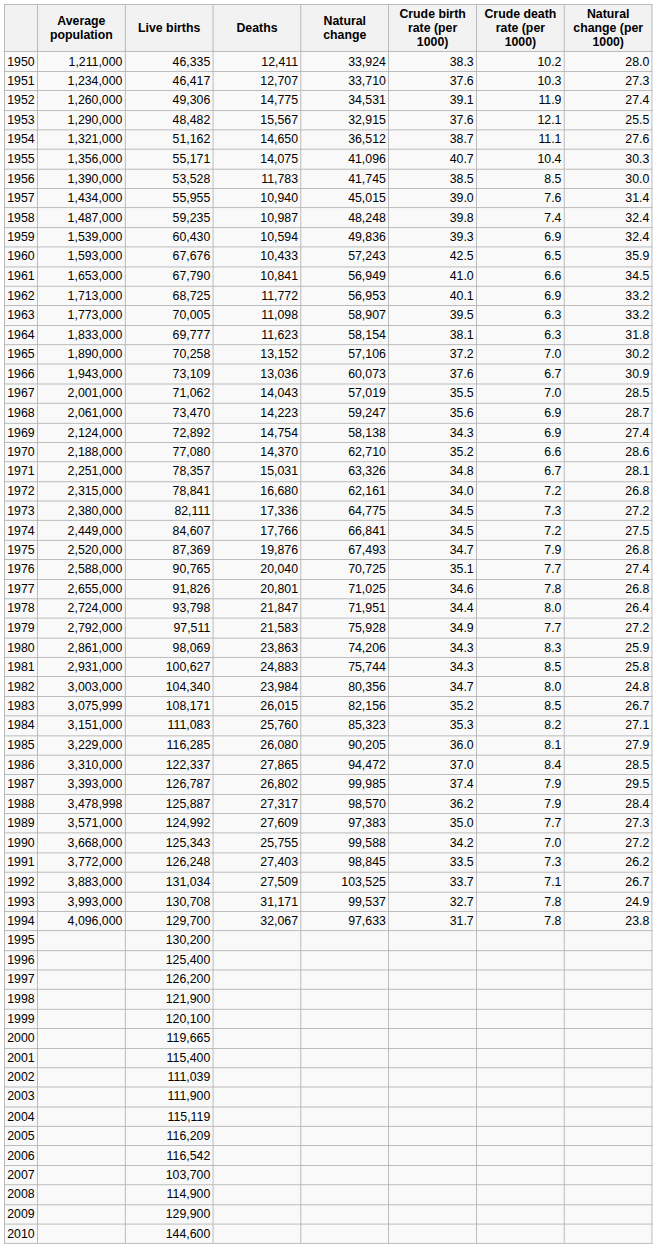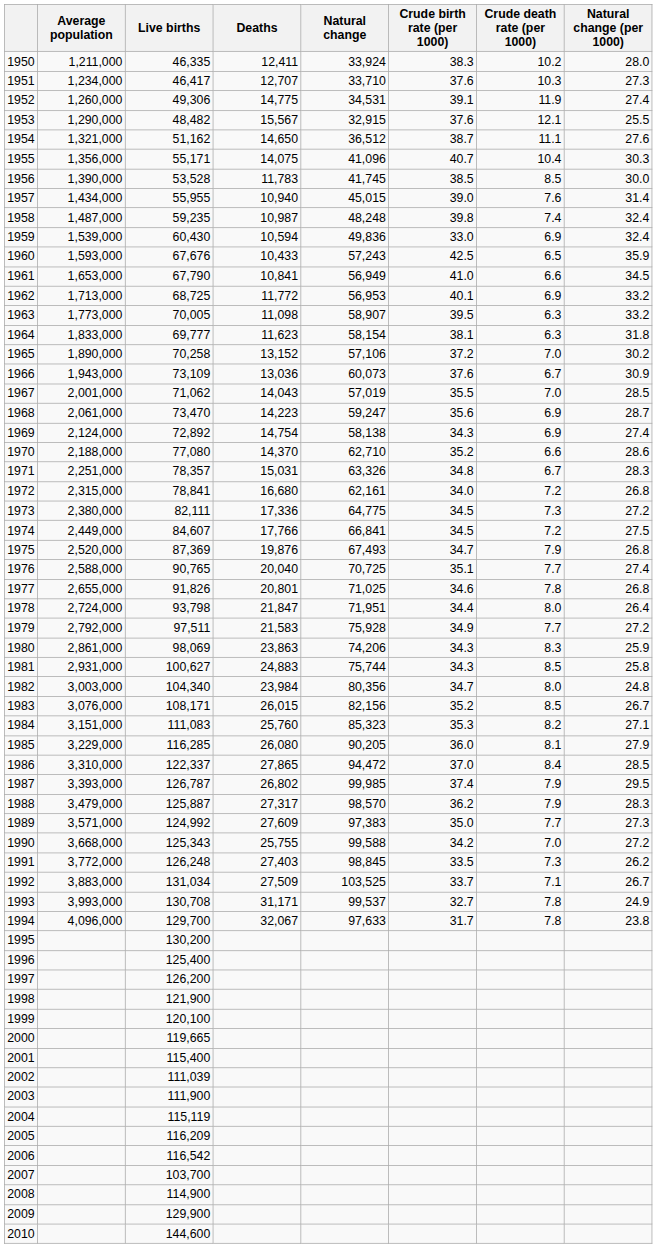(462, 237) 39.3 -> (462, 237) 33.0
(637, 471) 28.1 -> (637, 471) 28.3
(95, 706) 3,075,999 -> (95, 706) 3,076,000
(95, 804) 3,478,998 -> (95, 804) 3,479,000
(637, 804) 28.4 -> (637, 804) 28.3
